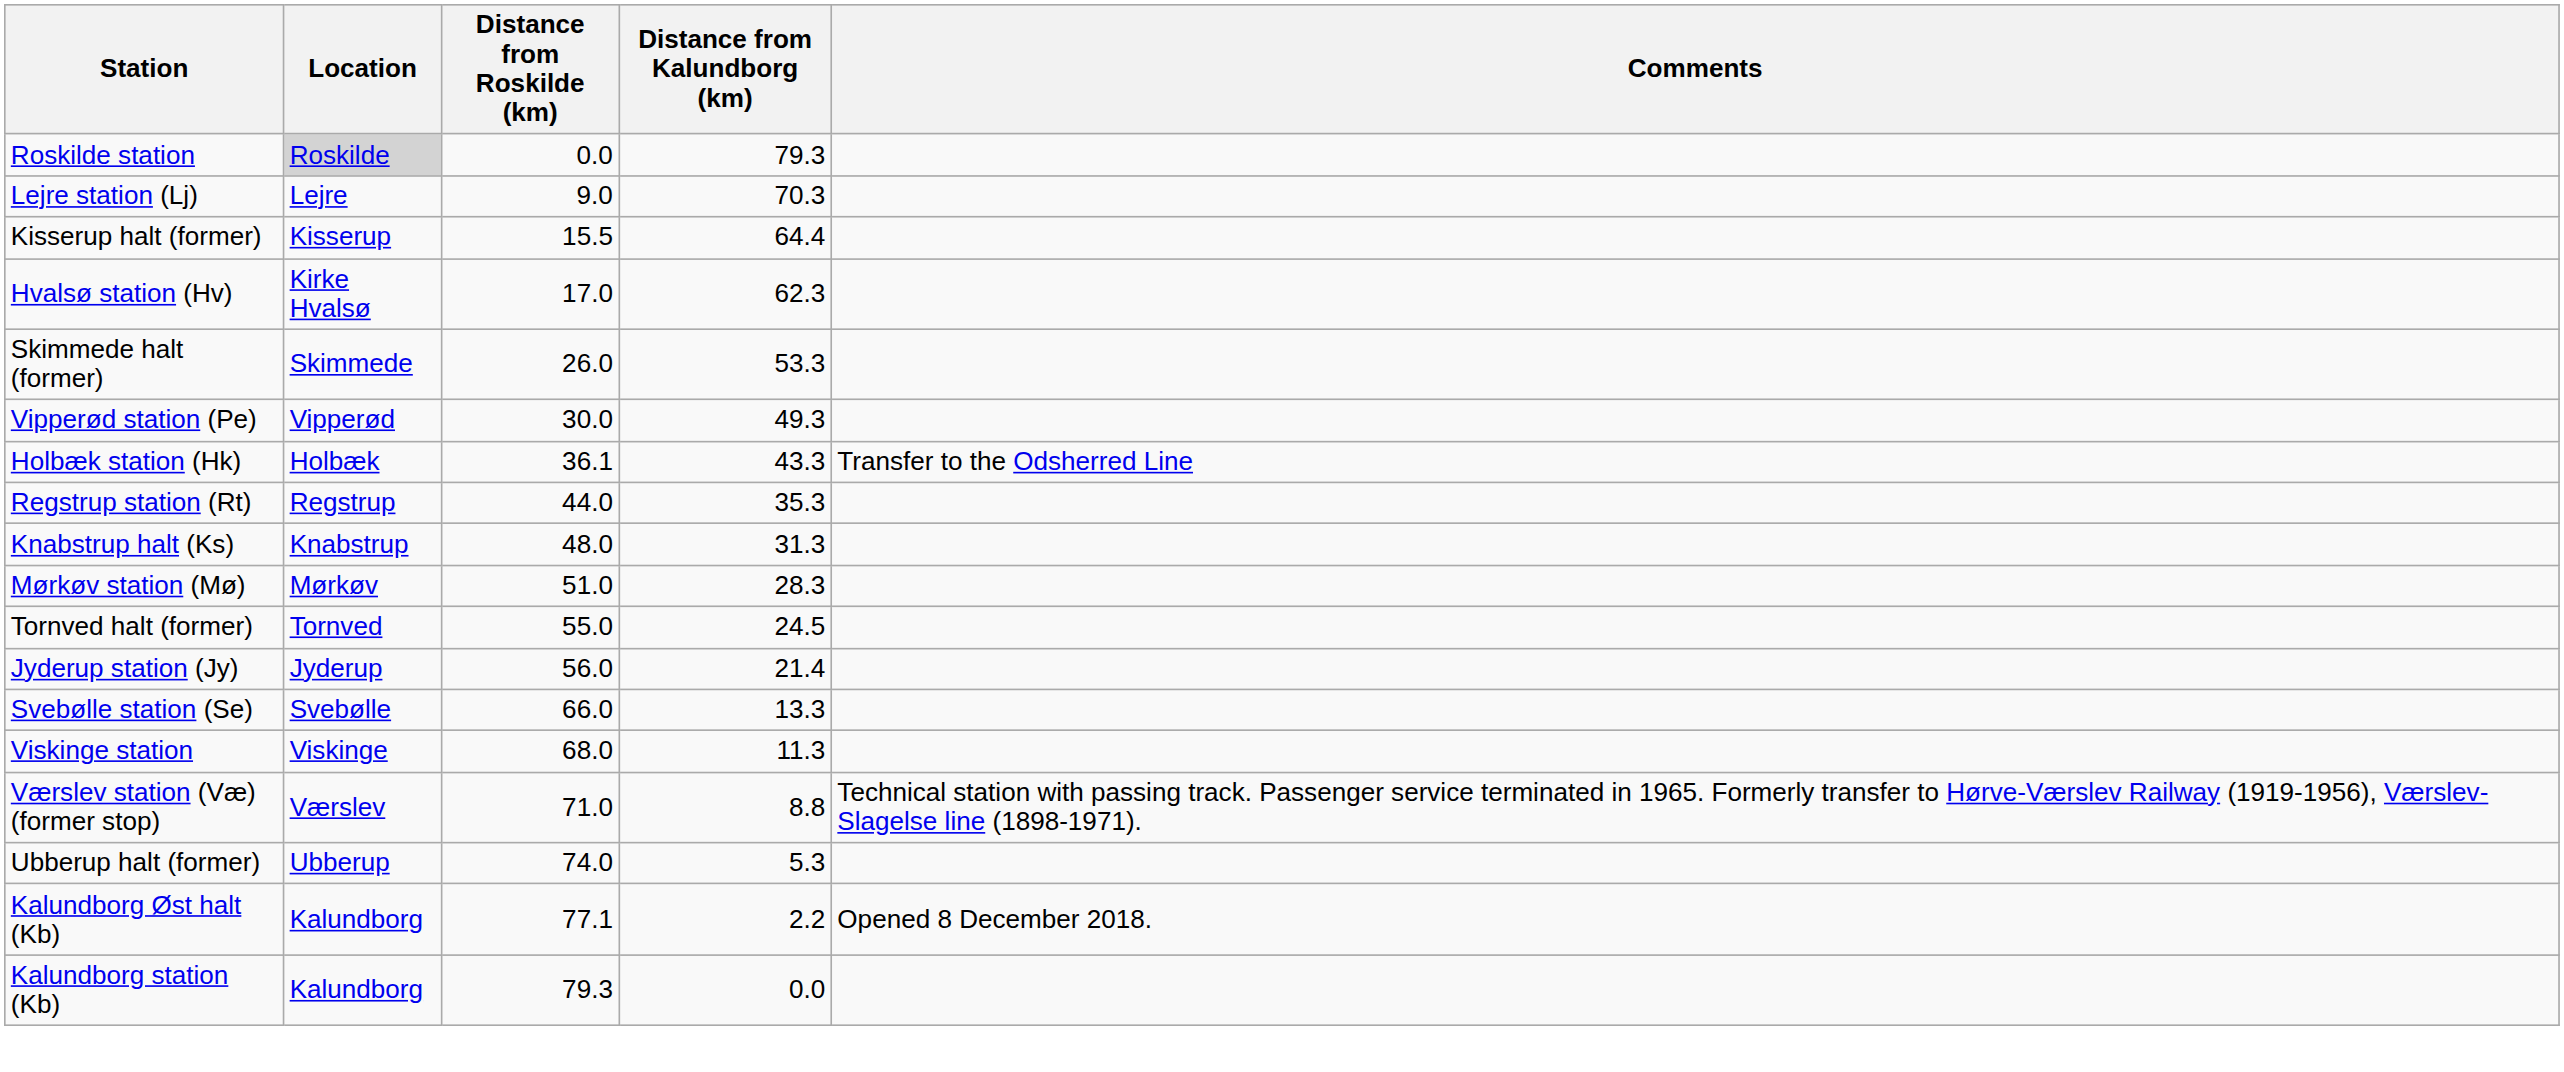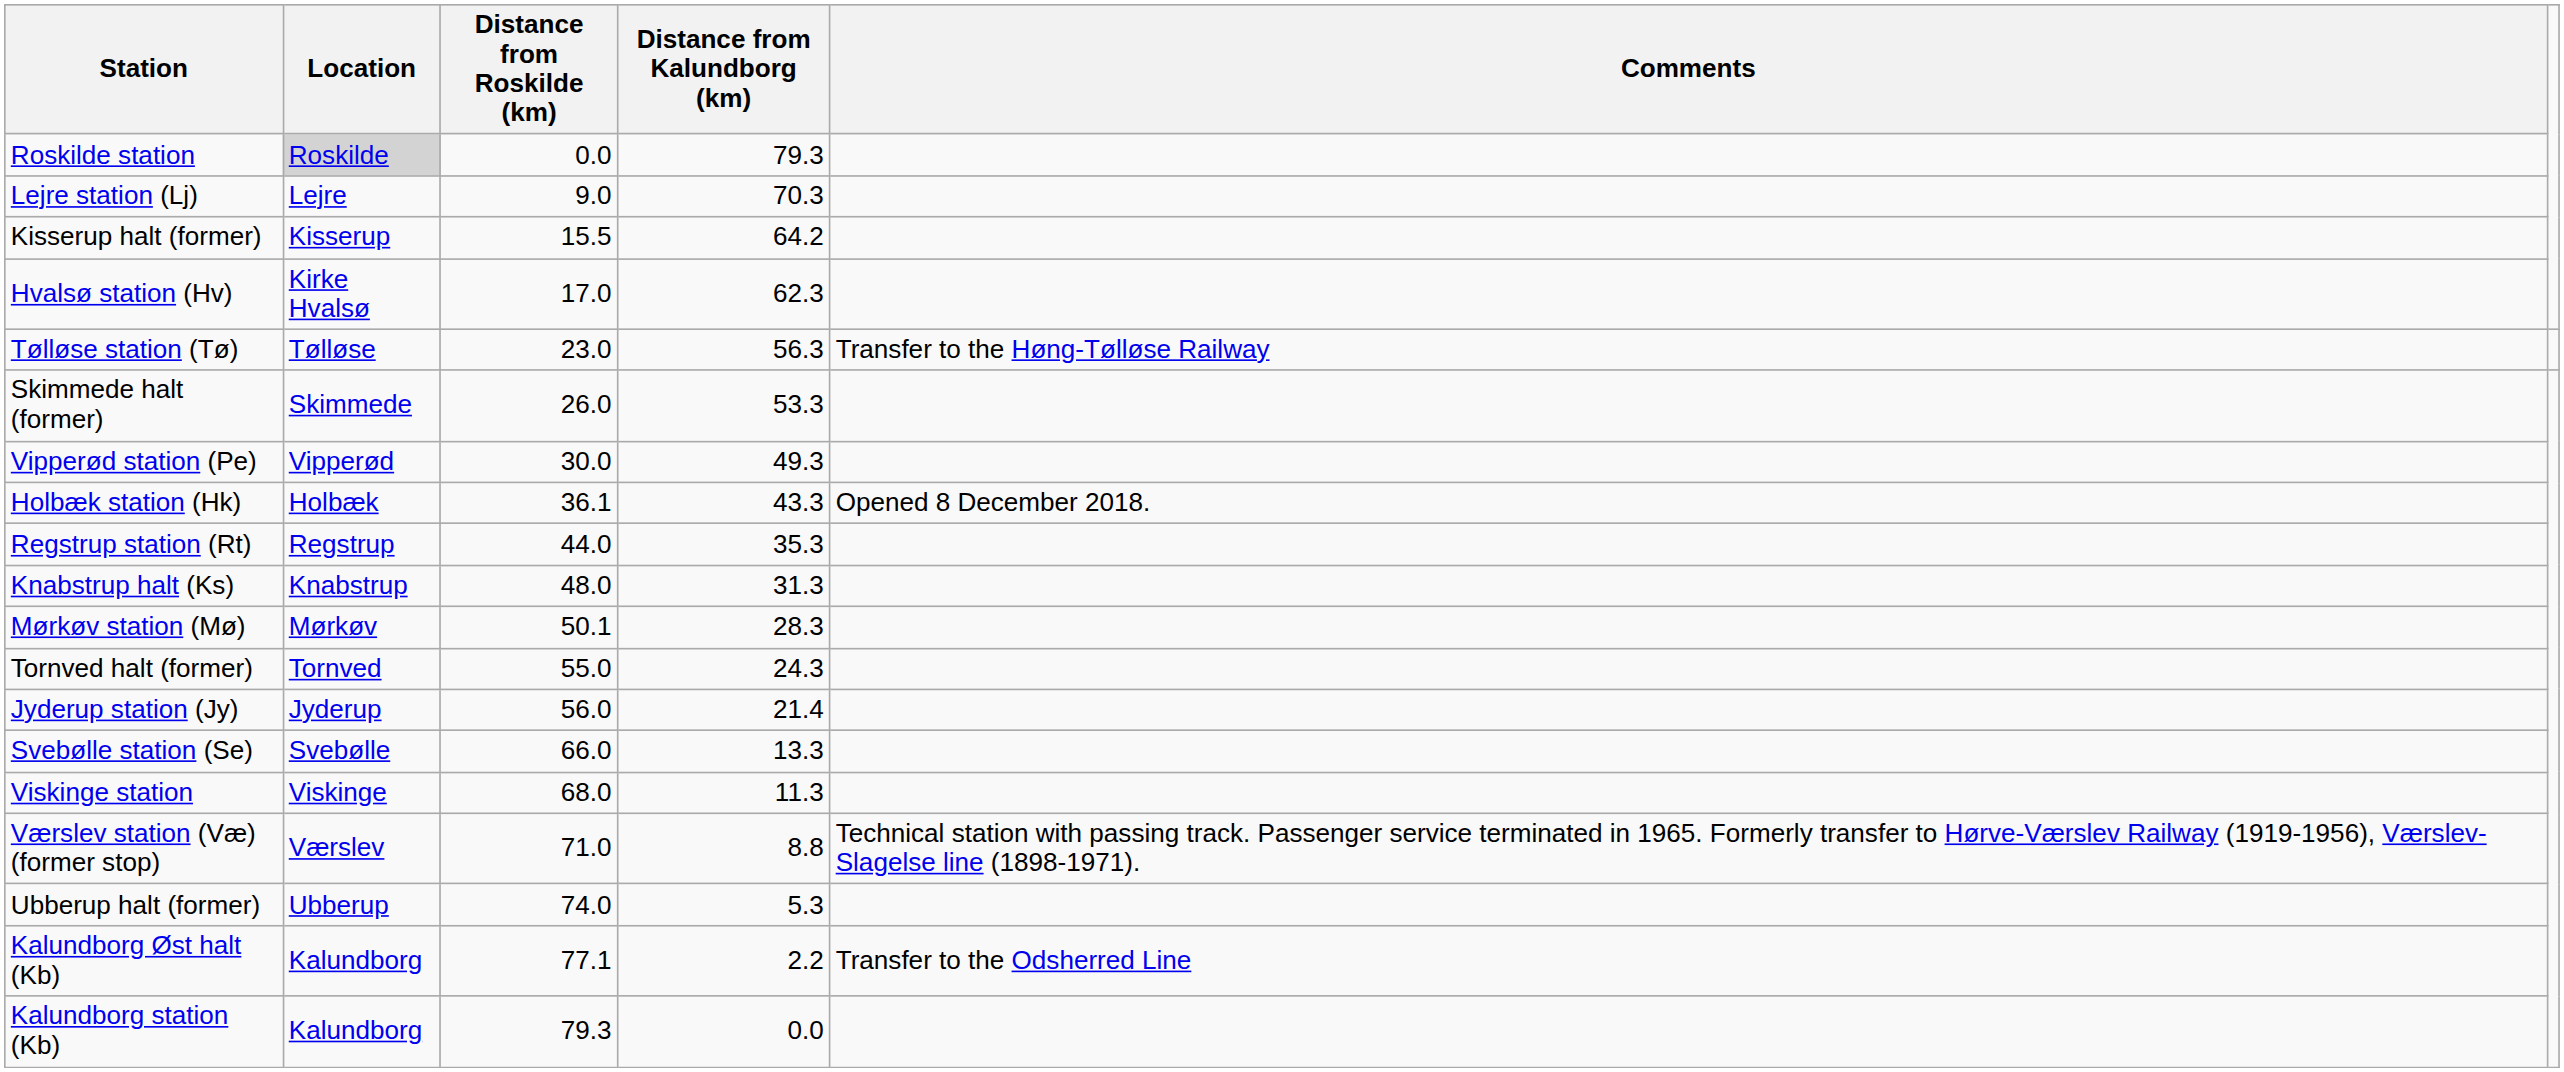(800, 237) 64.4 -> (798, 237) 64.2
+ row: (125, 349)
(1015, 461) Transfer to the Odsherred Line -> (993, 502) Opened 8 December 2018.
(588, 585) 51.0 -> (586, 626) 50.1
(800, 626) 24.5 -> (798, 668) 24.3
(995, 919) Opened 8 December 2018. -> (1014, 960) Transfer to the Odsherred Line
